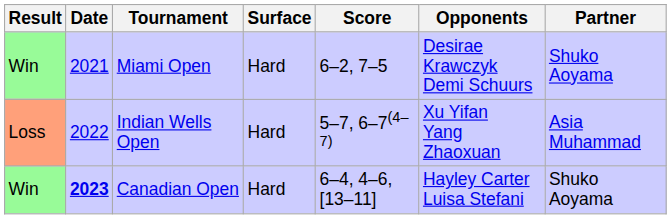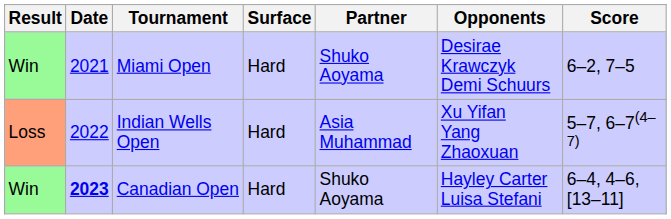columns swapped: (606, 18) <-> (367, 18)
